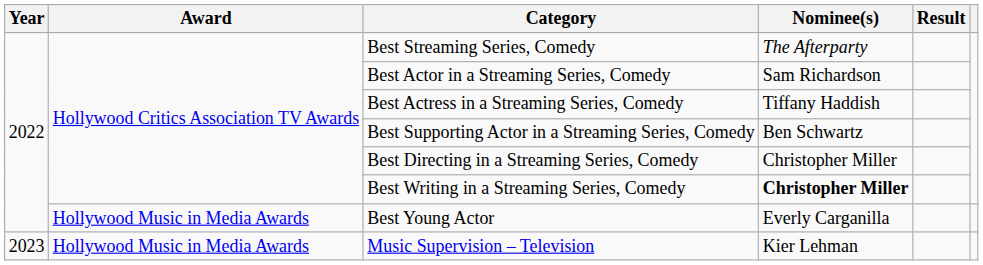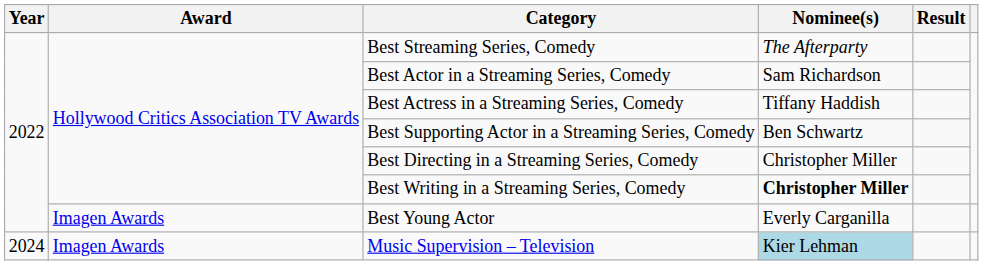(181, 217) Hollywood Music in Media Awards -> (108, 217) Imagen Awards
(27, 246) 2023 -> (27, 246) 2024
(181, 246) Hollywood Music in Media Awards -> (108, 246) Imagen Awards
(810, 246) no background -> (810, 246) lightblue background
